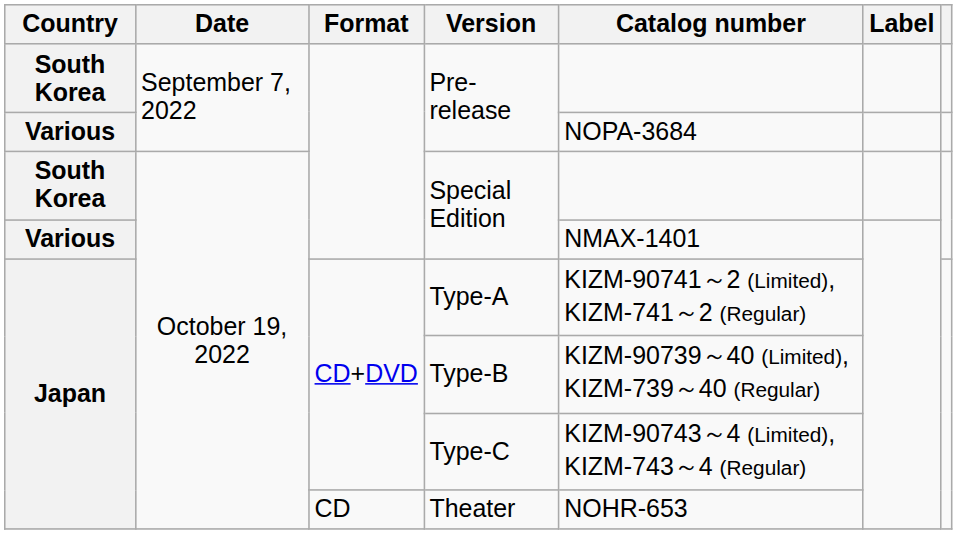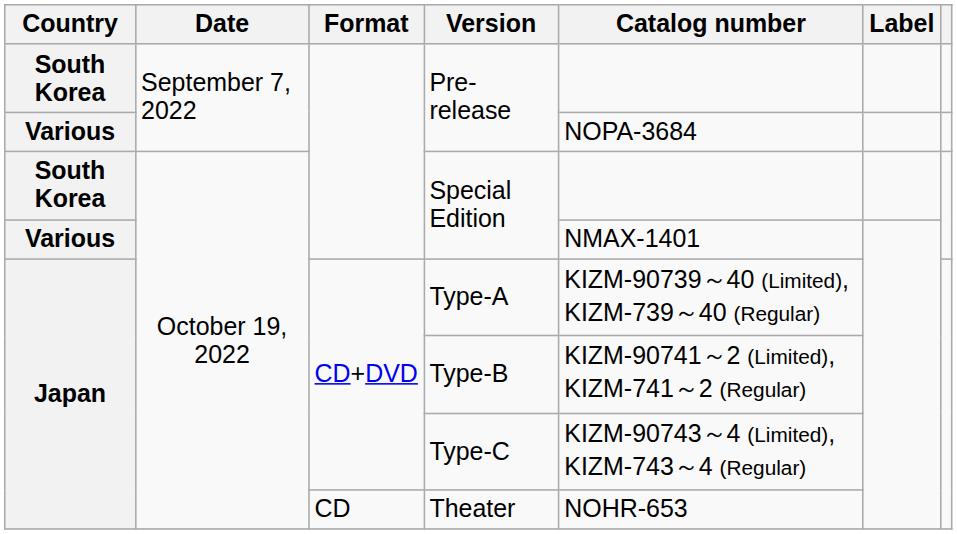(700, 296) KIZM-90741～2 (Limited), KIZM-741～2 (Regular) -> (707, 296) KIZM-90739～40 (Limited), KIZM-739～40 (Regular)
(707, 373) KIZM-90739～40 (Limited), KIZM-739～40 (Regular) -> (700, 373) KIZM-90741～2 (Limited), KIZM-741～2 (Regular)
